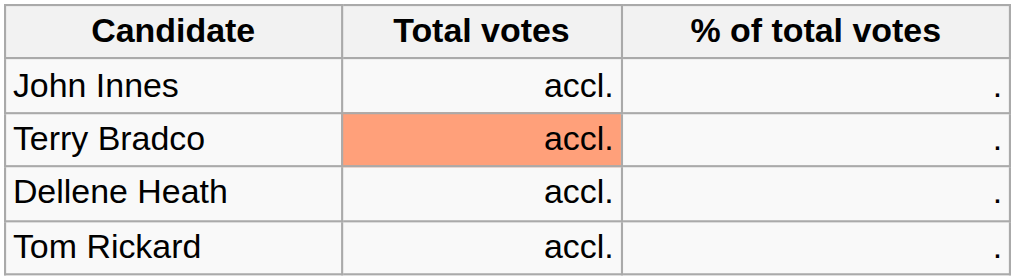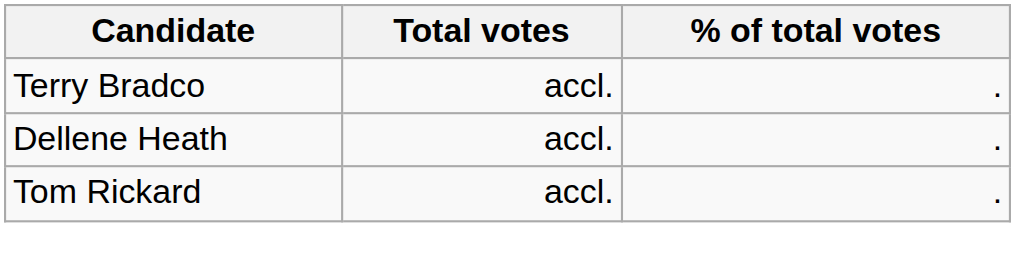- row: (96, 85)
(579, 138) lightsalmon background -> (579, 85) no background
